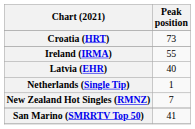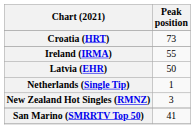(171, 69) 40 -> (171, 69) 50
(171, 100) 7 -> (171, 100) 3
